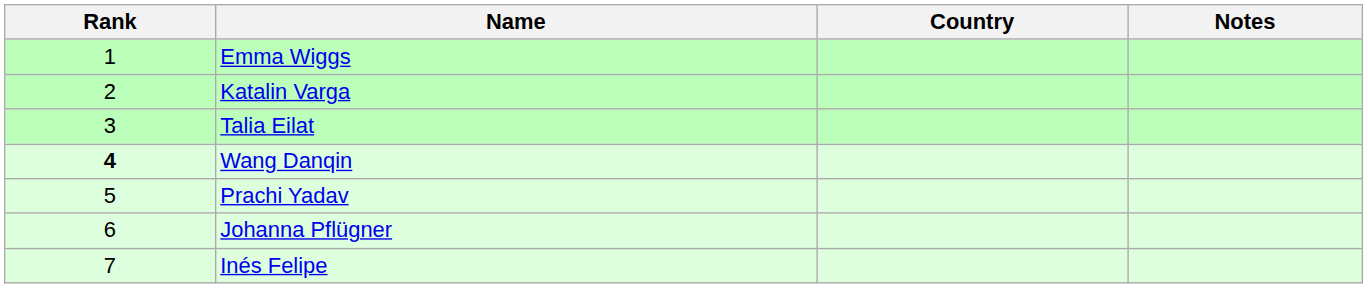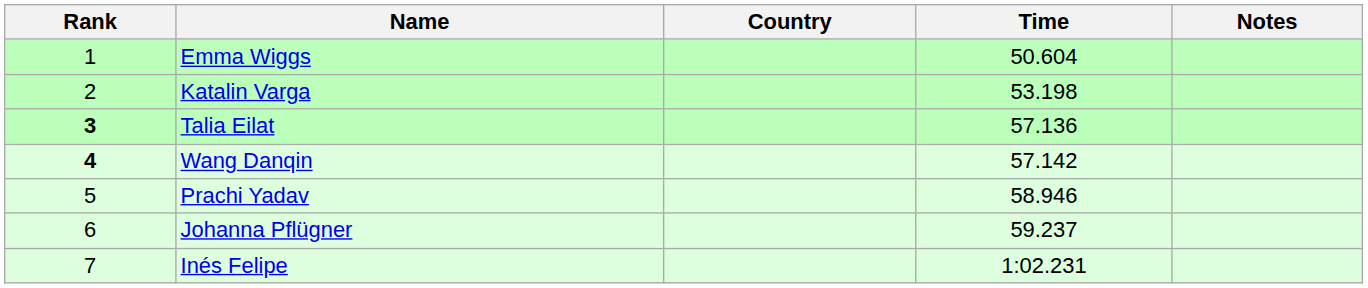+ column: (1044, 21)
(110, 126) normal -> (90, 126) bold
